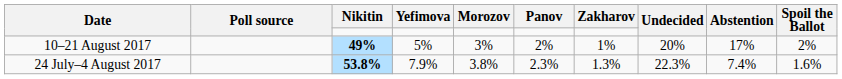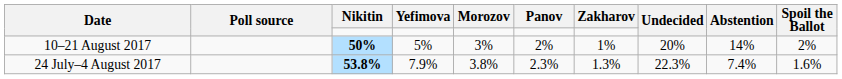(362, 45) 49% -> (362, 45) 50%
(742, 45) 17% -> (742, 45) 14%
